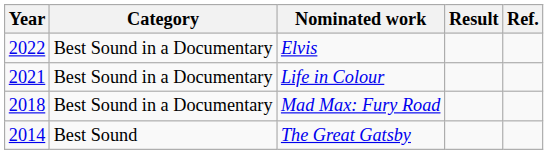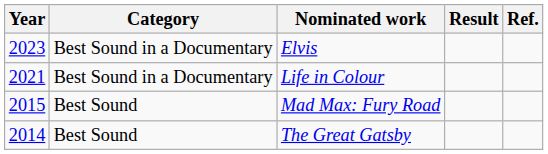(27, 47) 2022 -> (27, 47) 2023
(27, 105) 2018 -> (27, 105) 2015
(163, 105) Best Sound in a Documentary -> (95, 105) Best Sound
